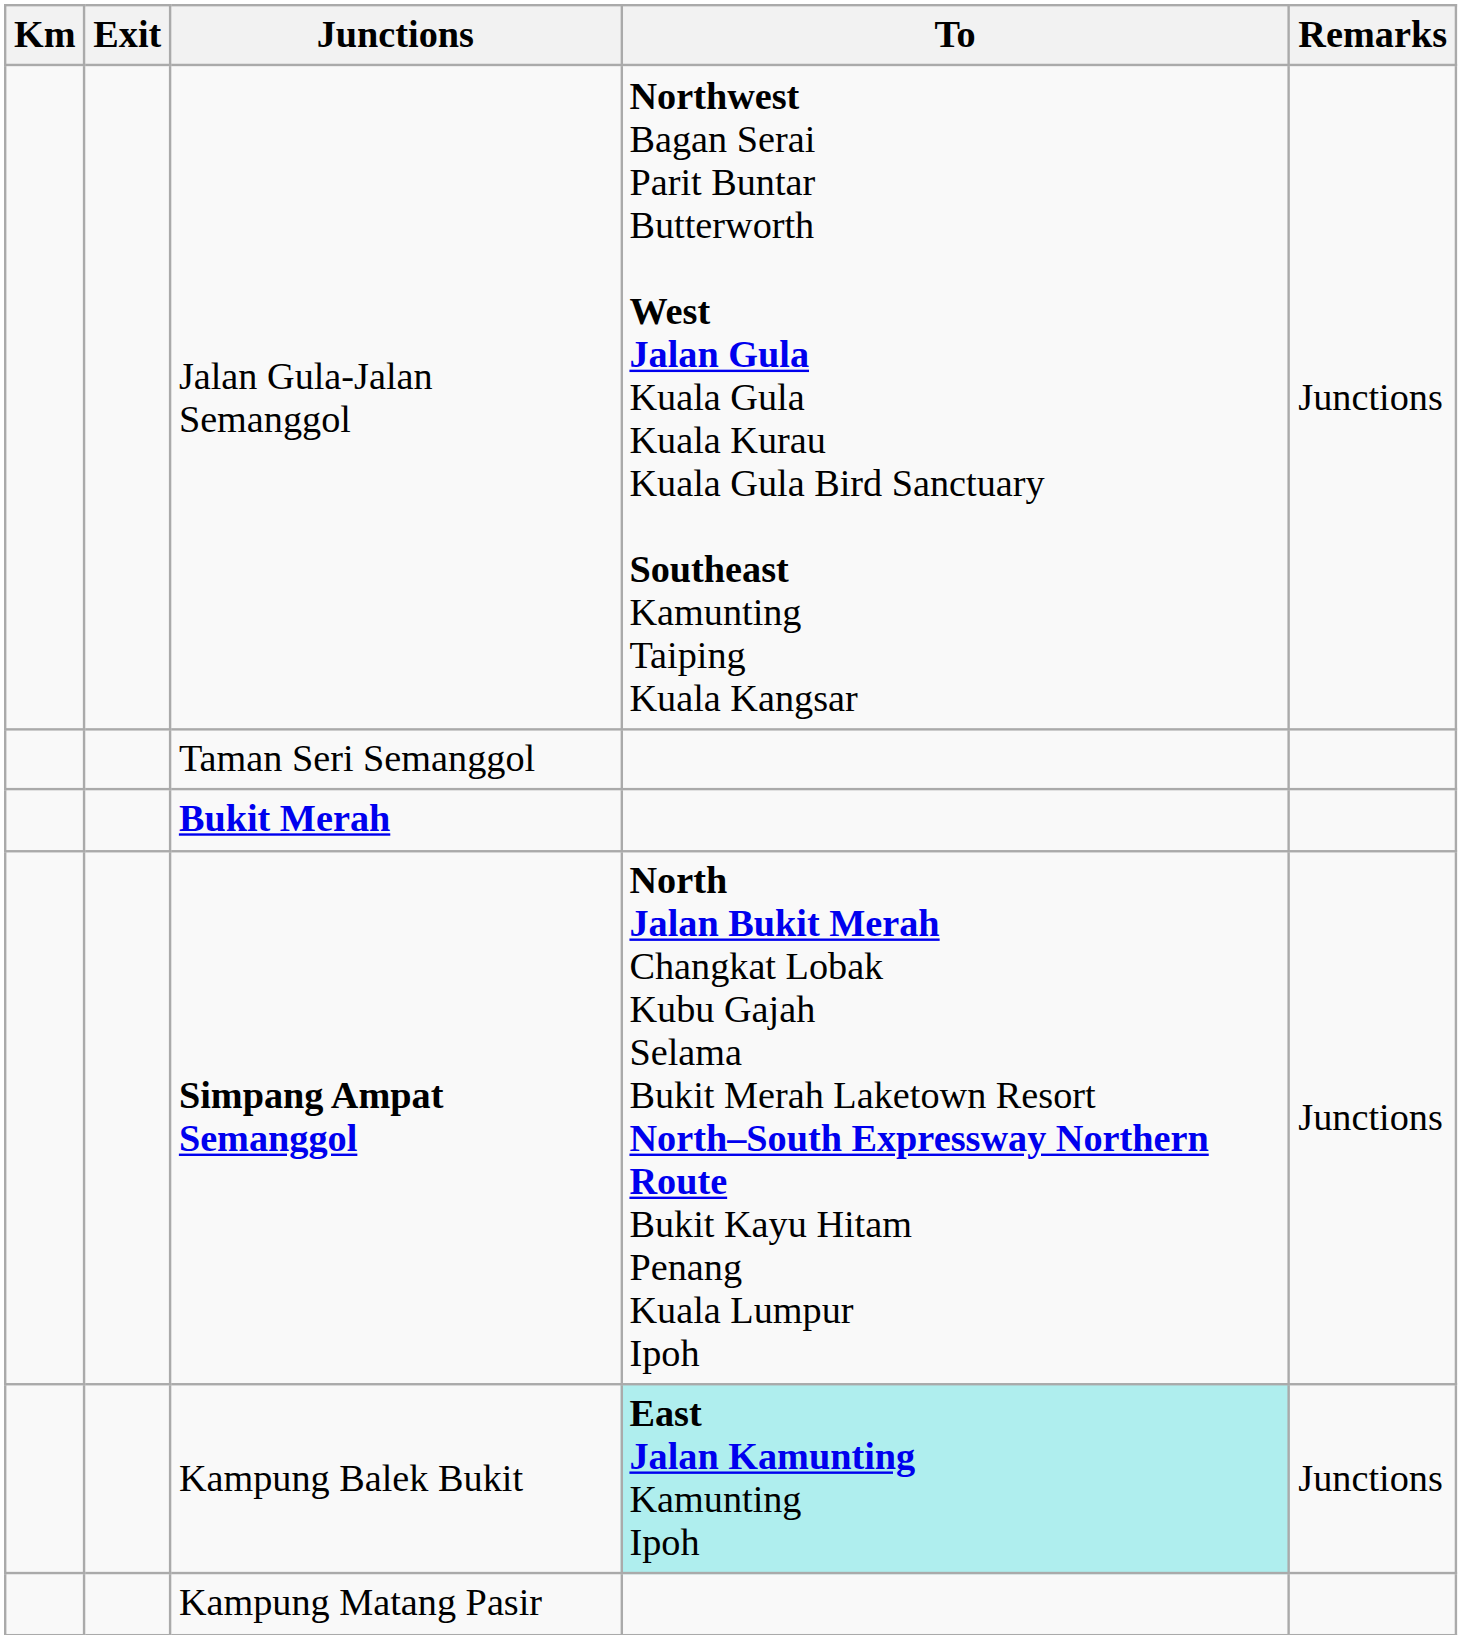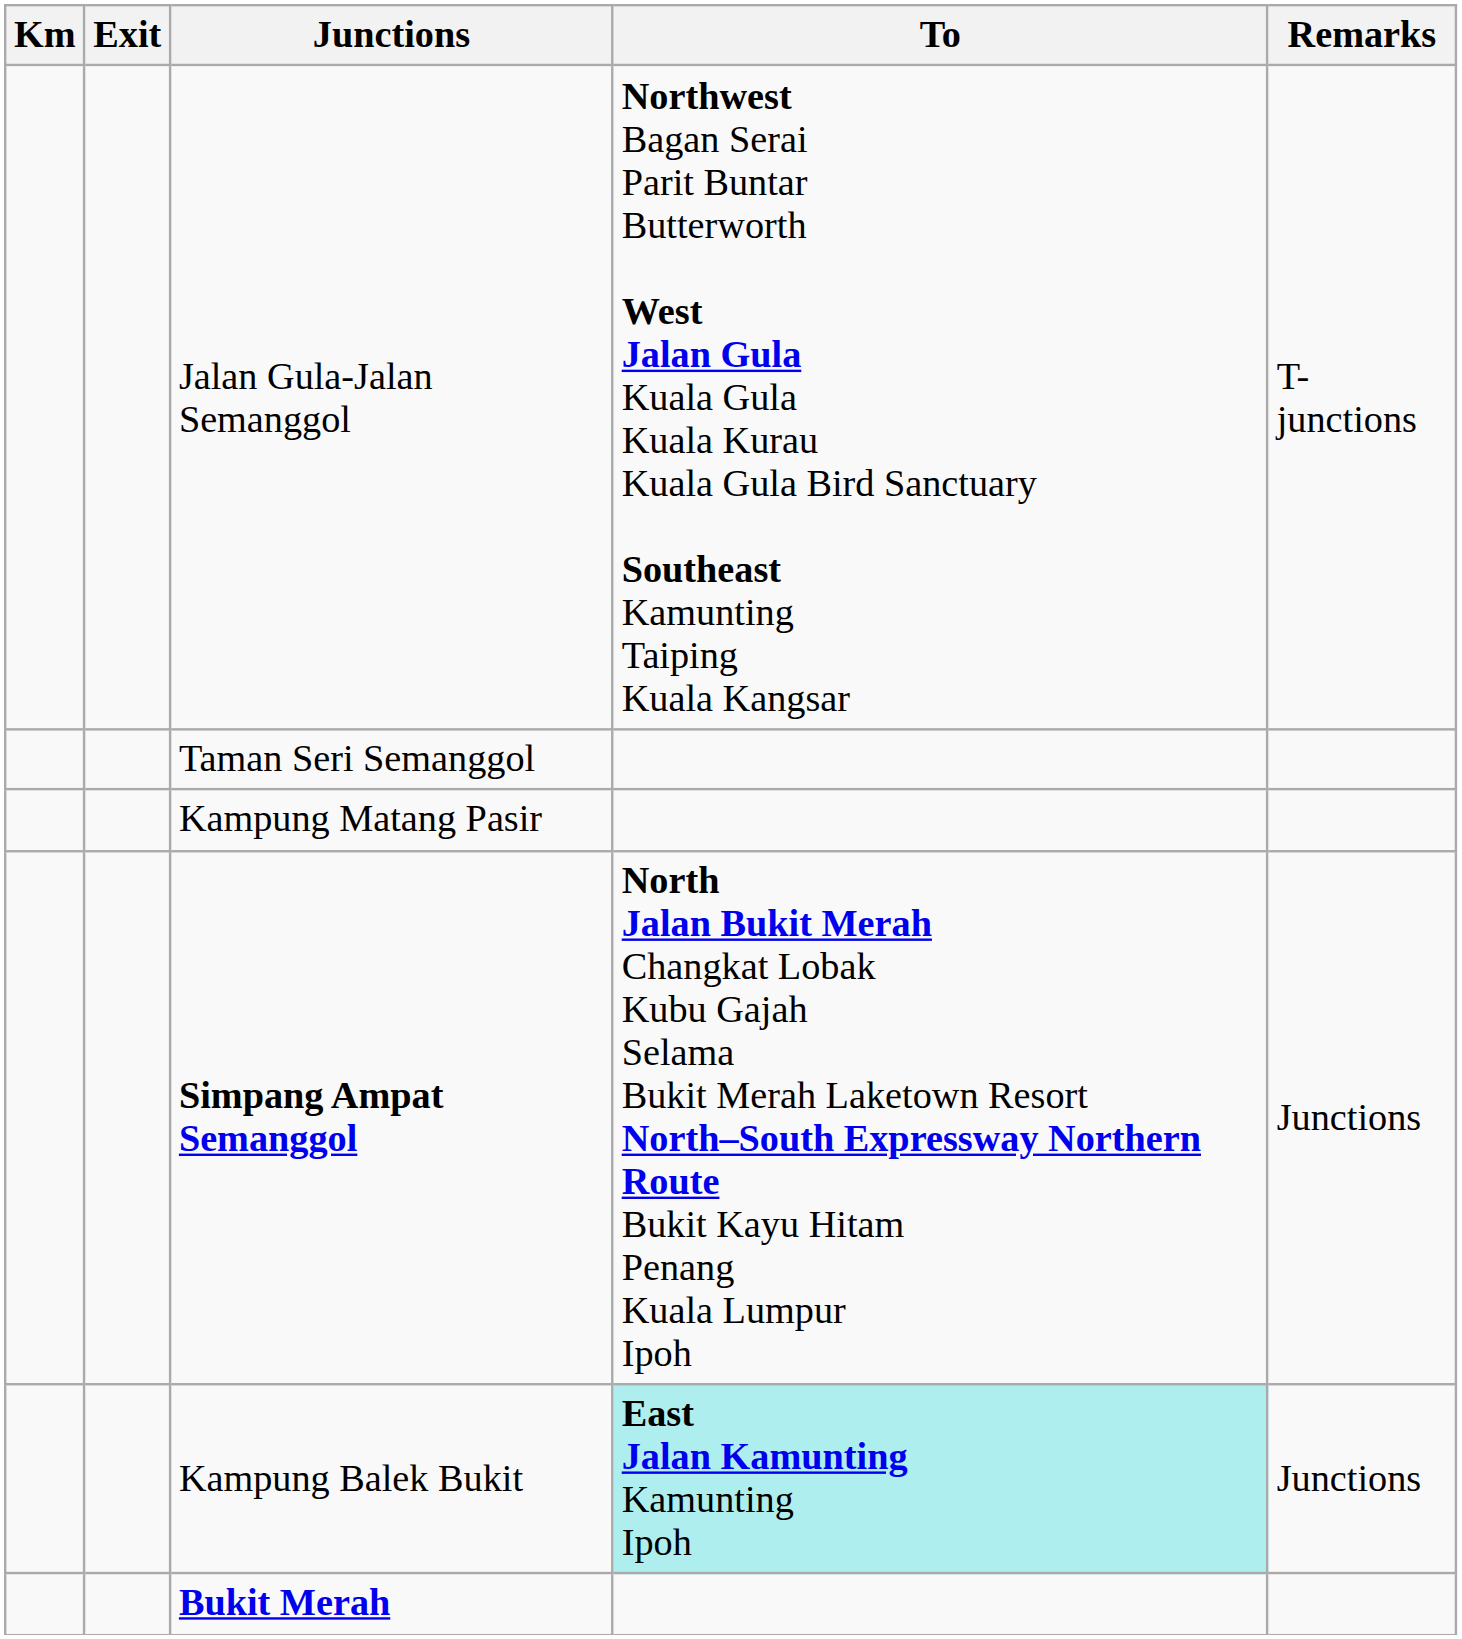(1371, 396) Junctions -> (1347, 396) T-junctions
rows swapped: (361, 1603) <-> (285, 819)
